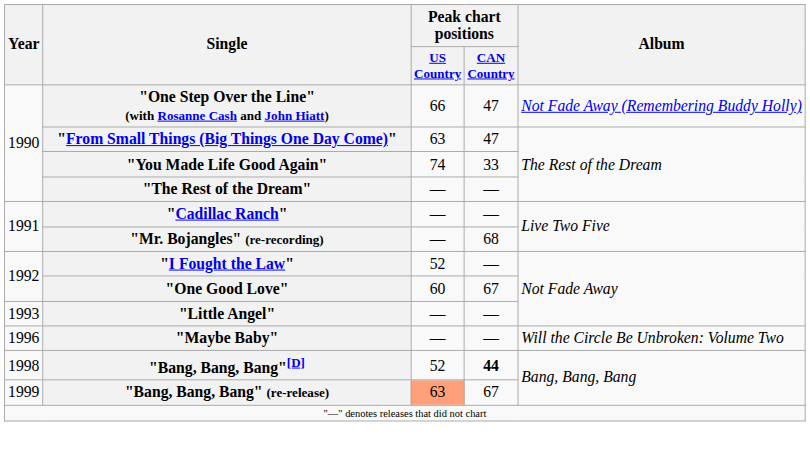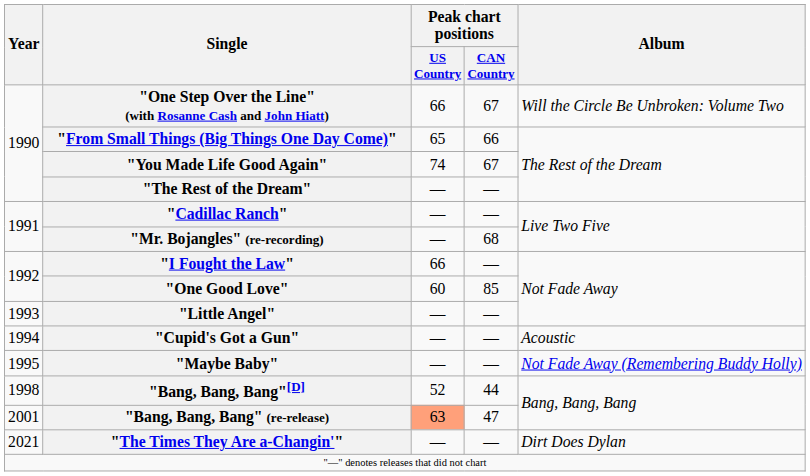(491, 105) 47 -> (491, 105) 67
(662, 105) Not Fade Away (Remembering Buddy Holly) -> (652, 105) Will the Circle Be Unbroken: Volume Two
(438, 139) 63 -> (438, 139) 65
(491, 139) 47 -> (491, 139) 66
(491, 164) 33 -> (491, 164) 67
(438, 263) 52 -> (438, 263) 66
(491, 288) 67 -> (491, 288) 85
+ row: (227, 338)
(24, 338) 1996 -> (24, 363) 1995
(652, 338) Will the Circle Be Unbroken: Volume Two -> (662, 363) Not Fade Away (Remembering Buddy Holly)
(491, 365) bold -> (491, 390) normal
(24, 392) 1999 -> (24, 417) 2001
(491, 392) 67 -> (491, 417) 47
+ row: (227, 442)
